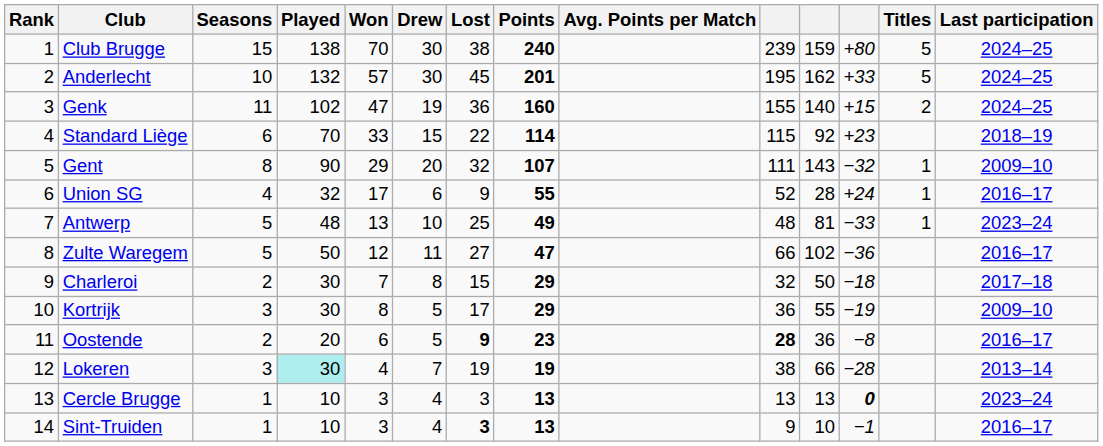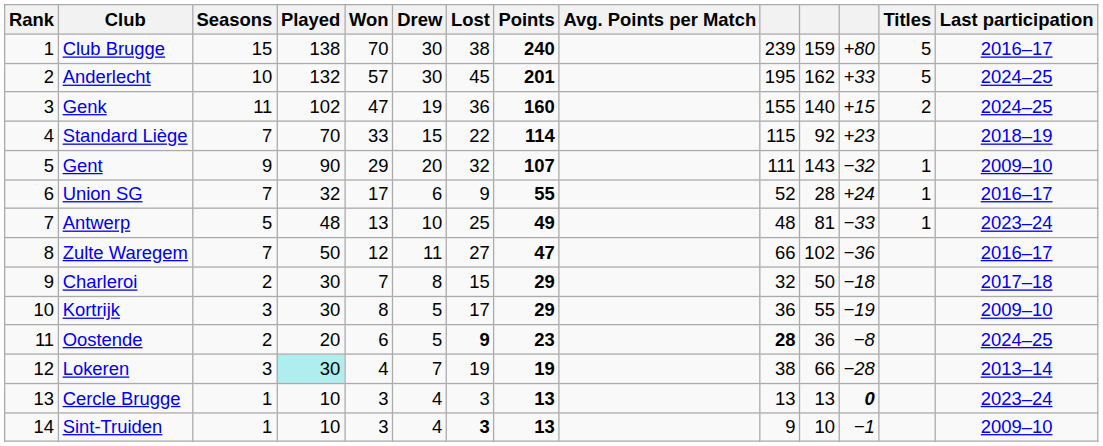(1017, 49) 2024–25 -> (1017, 49) 2016–17
(267, 136) 6 -> (267, 136) 7
(267, 165) 8 -> (267, 165) 9
(267, 194) 4 -> (267, 194) 7
(267, 253) 5 -> (267, 253) 7
(1017, 340) 2016–17 -> (1017, 340) 2024–25
(1017, 427) 2016–17 -> (1017, 427) 2009–10
